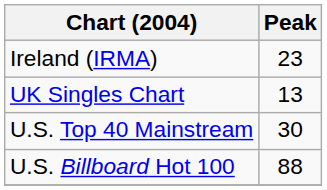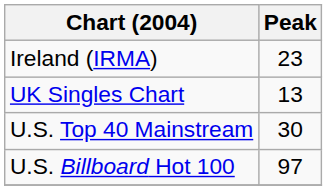(290, 166) 88 -> (290, 166) 97
